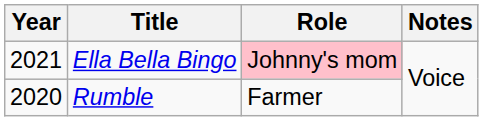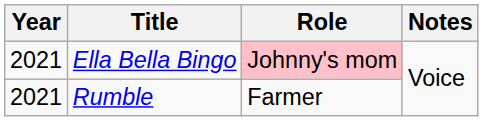(36, 97) 2020 -> (36, 97) 2021
